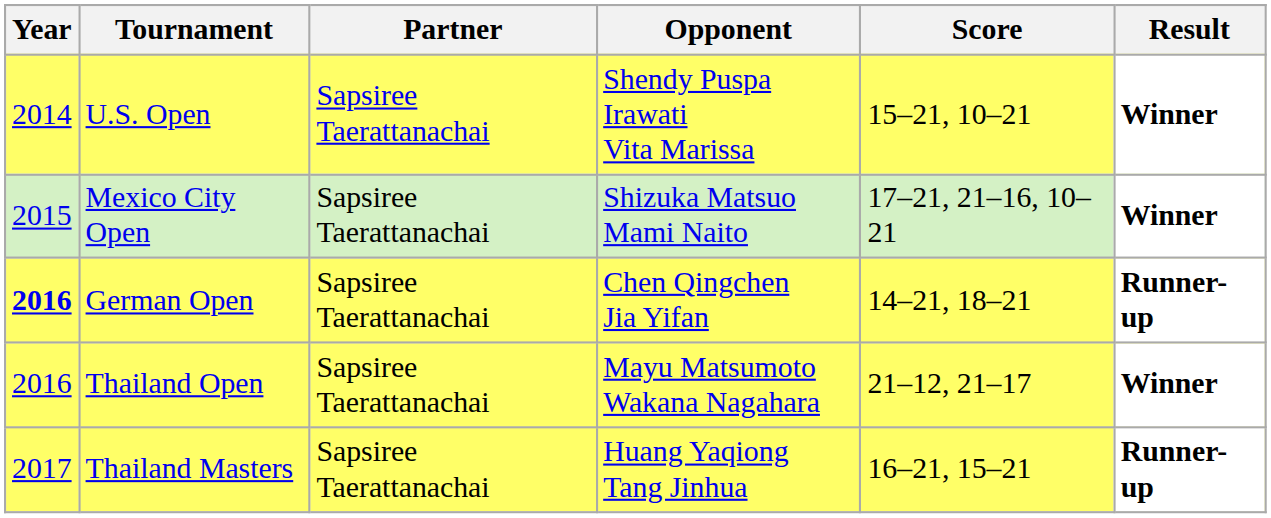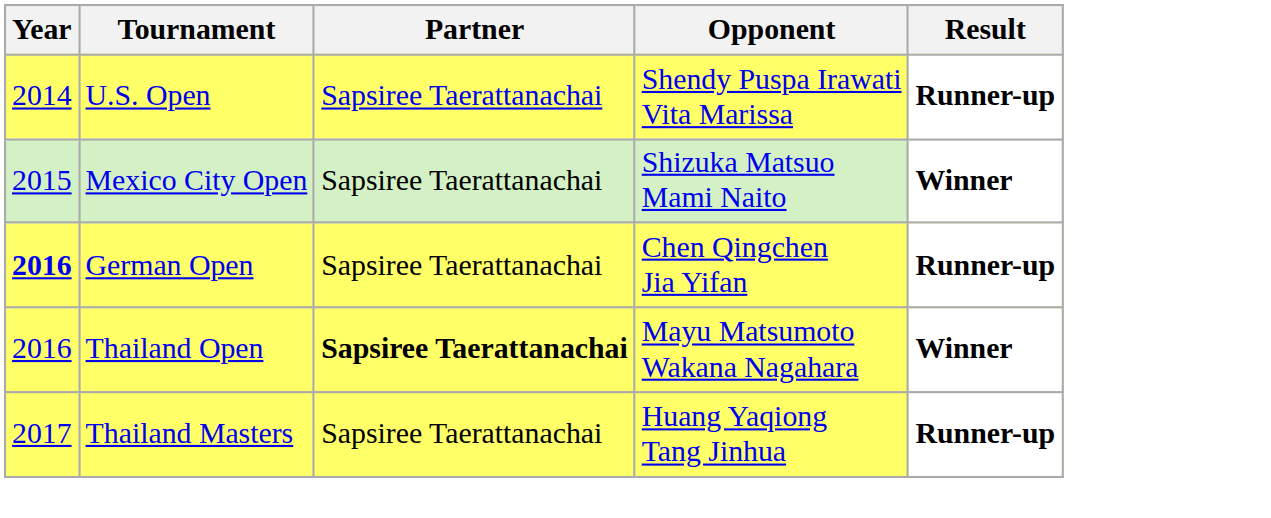- column: (987, 29)
(1169, 113) Winner -> (985, 96) Runner-up
(403, 384) normal -> (475, 349) bold
